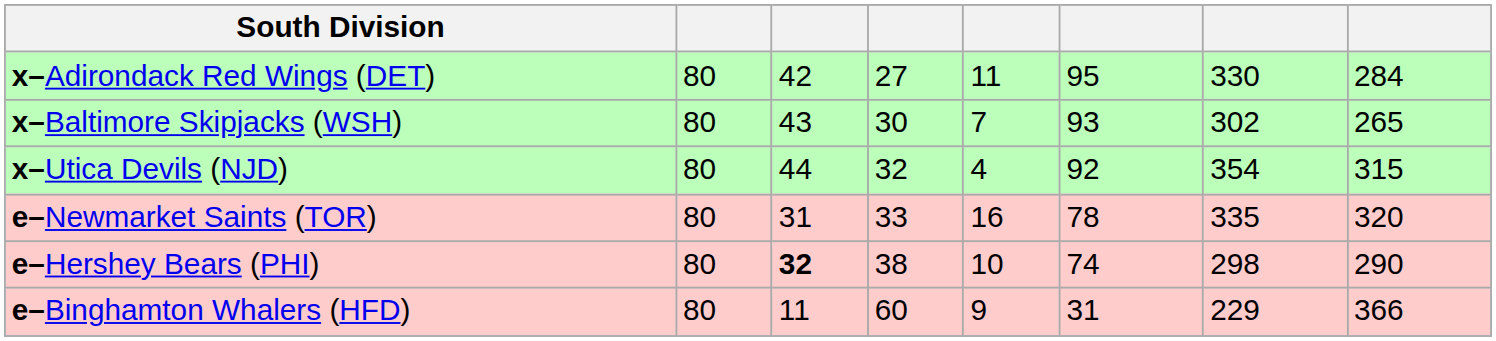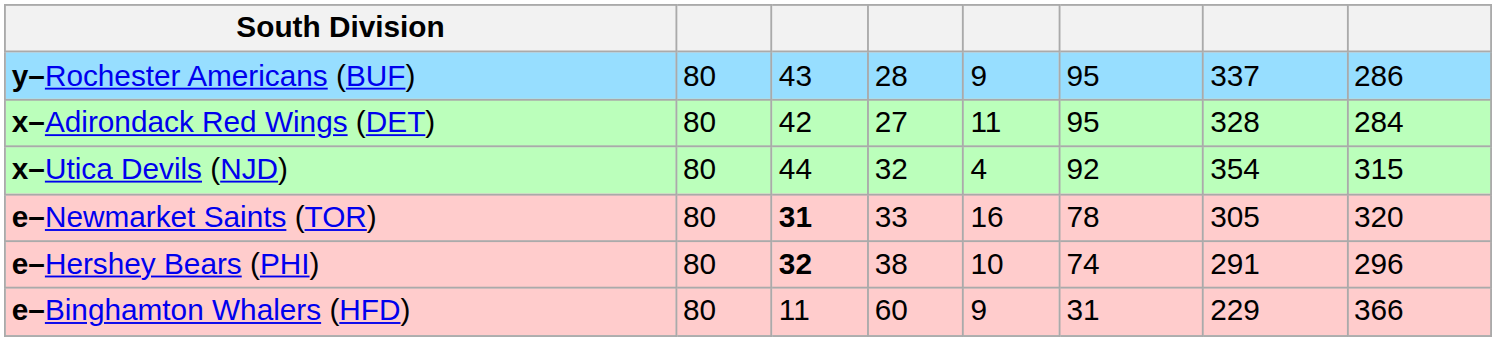+ row: (214, 75)
(1235, 75) 330 -> (1235, 122) 328
- row: (207, 122)
(795, 216) normal -> (795, 216) bold
(1235, 216) 335 -> (1235, 216) 305
(1235, 264) 298 -> (1235, 264) 291
(1379, 264) 290 -> (1379, 264) 296
